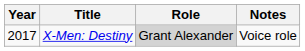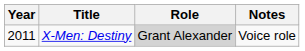(22, 35) 2017 -> (22, 35) 2011
